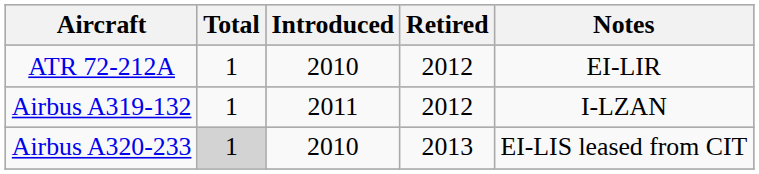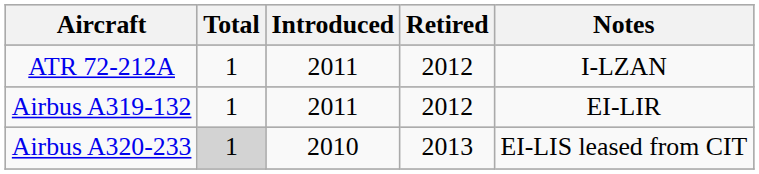(333, 65) 2010 -> (333, 65) 2011
(624, 65) EI-LIR -> (624, 65) I-LZAN
(624, 106) I-LZAN -> (624, 106) EI-LIR
